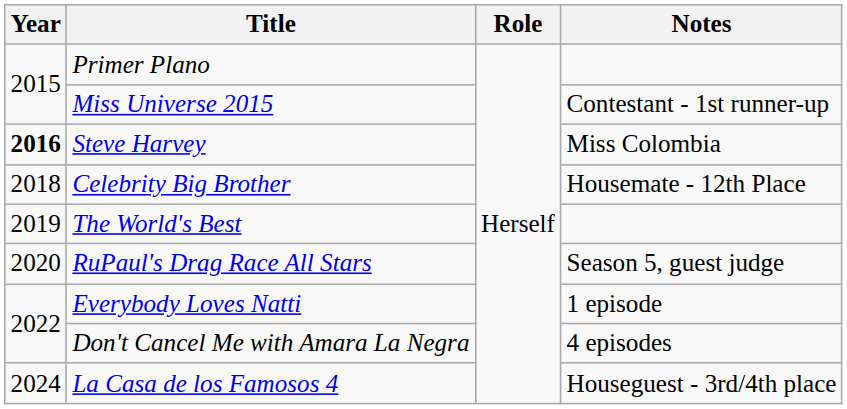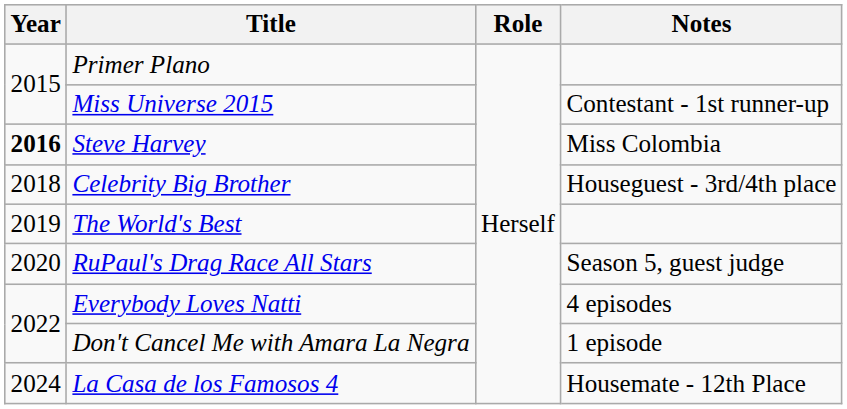(686, 183) Housemate - 12th Place -> (702, 183) Houseguest - 3rd/4th place
(614, 303) 1 episode -> (619, 303) 4 episodes
(619, 343) 4 episodes -> (614, 343) 1 episode
(702, 382) Houseguest - 3rd/4th place -> (686, 382) Housemate - 12th Place
